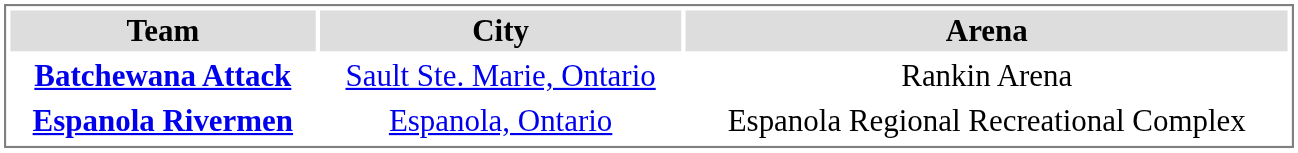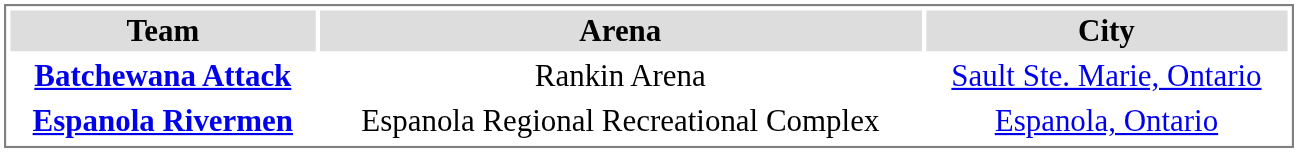columns swapped: (501, 30) <-> (987, 30)
